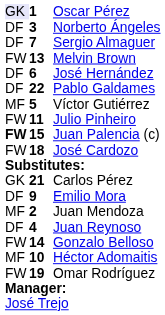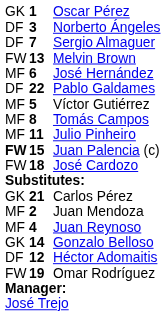(15, 12) lavender background -> (15, 12) no background
(14, 73) DF -> (15, 73) MF
+ row: (101, 119)
(16, 119) FW -> (15, 135) MF
- row: (89, 196)
(14, 227) DF -> (15, 227) MF
(16, 242) FW -> (15, 242) GK
(15, 257) MF -> (14, 257) DF
(37, 257) 10 -> (37, 257) 12
